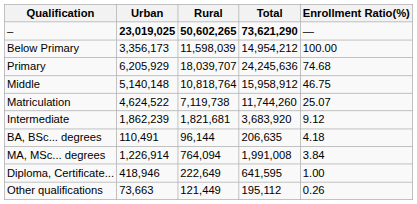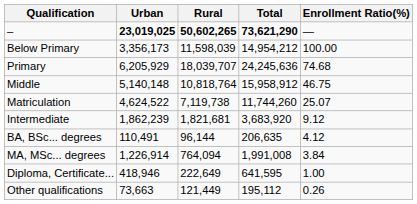(314, 137) 4.18 -> (314, 137) 4.12
